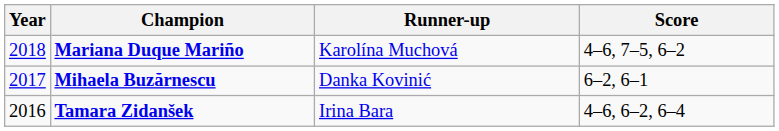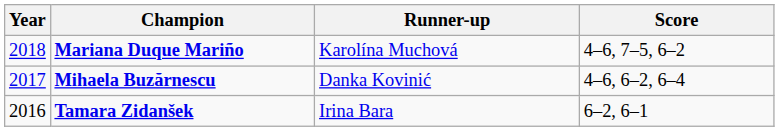(616, 80) 6–2, 6–1 -> (634, 80) 4–6, 6–2, 6–4
(634, 111) 4–6, 6–2, 6–4 -> (616, 111) 6–2, 6–1
